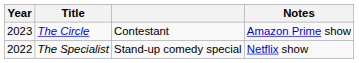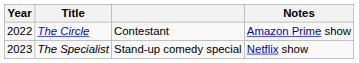(20, 31) 2023 -> (20, 31) 2022
(20, 49) 2022 -> (20, 49) 2023
